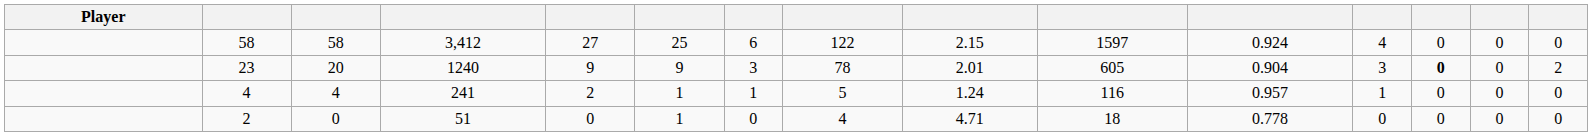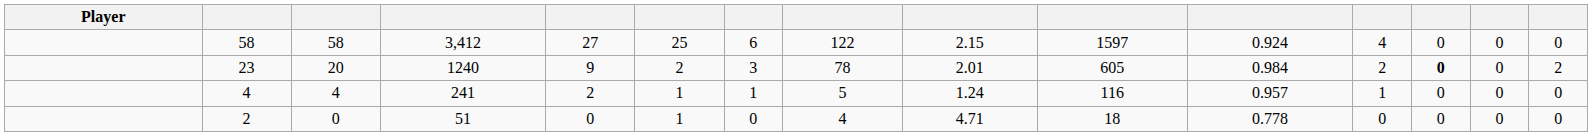(679, 67) 9 -> (679, 67) 2
(1270, 67) 0.904 -> (1270, 67) 0.984
(1382, 67) 3 -> (1382, 67) 2
